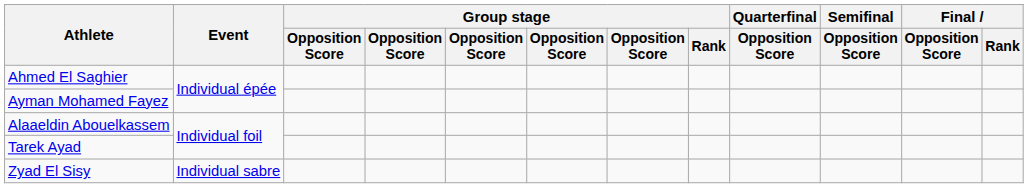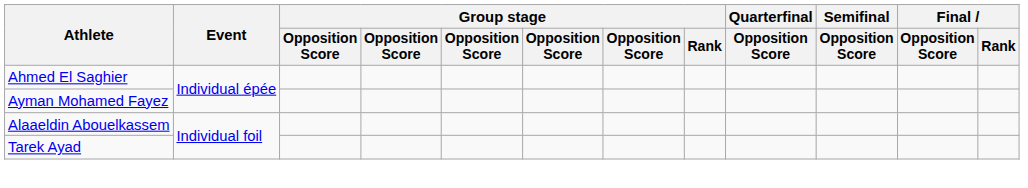- row: (49, 171)
